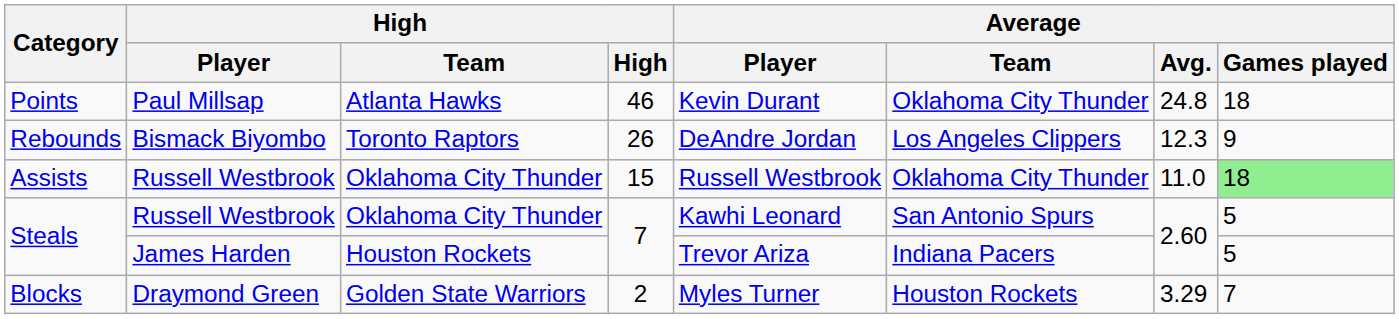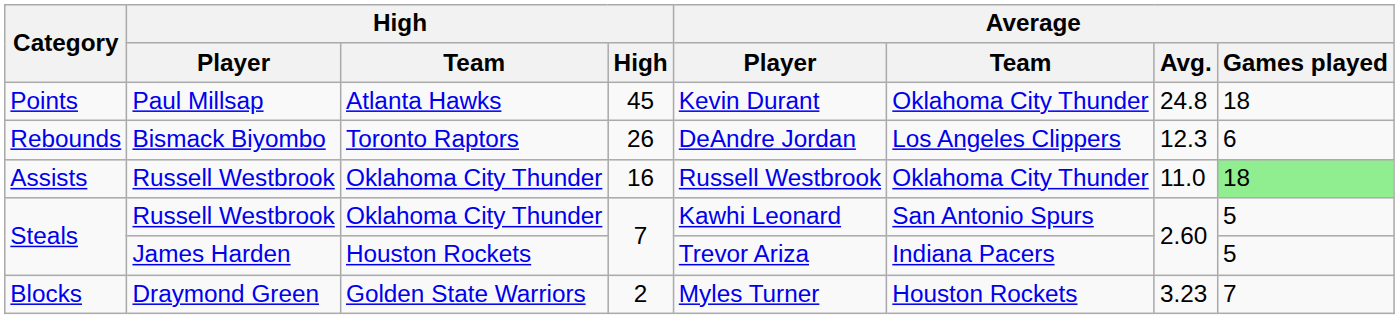(641, 100) 46 -> (641, 100) 45
(1230, 139) 9 -> (1230, 139) 6
(641, 178) 15 -> (641, 178) 16
(1184, 293) 3.29 -> (1184, 293) 3.23
